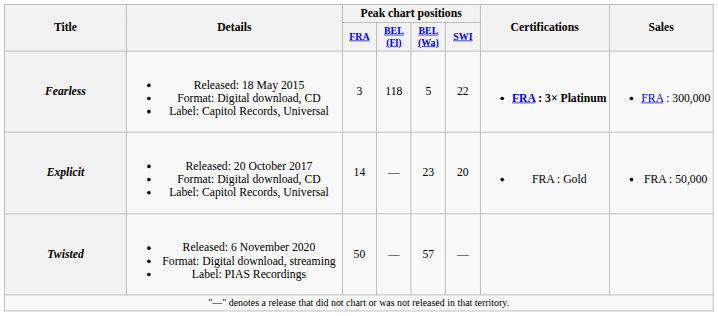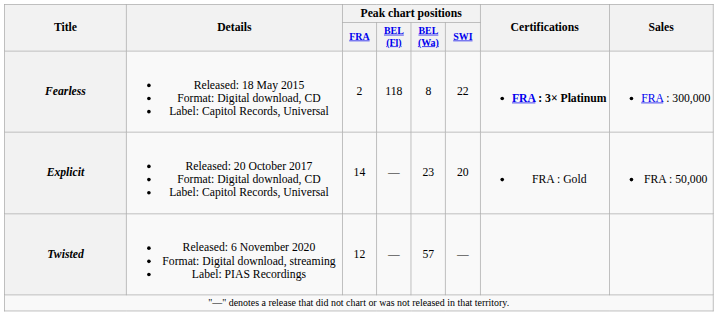(359, 91) 3 -> (359, 91) 2
(428, 91) 5 -> (428, 91) 8
(359, 254) 50 -> (359, 254) 12
